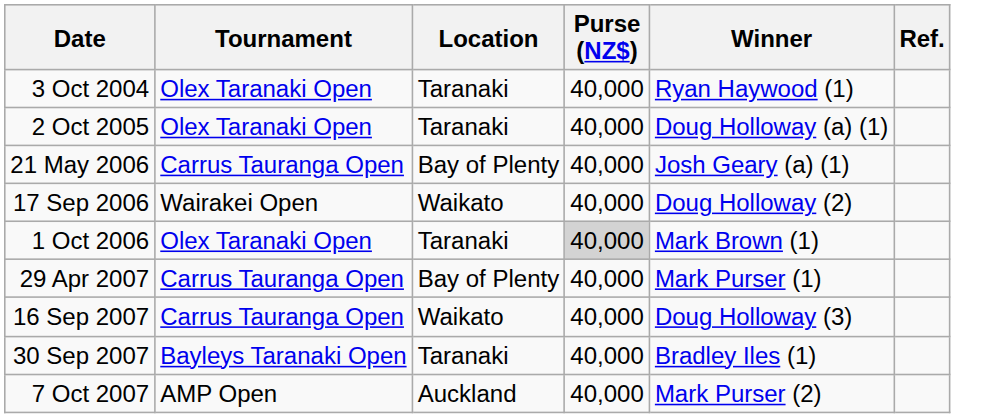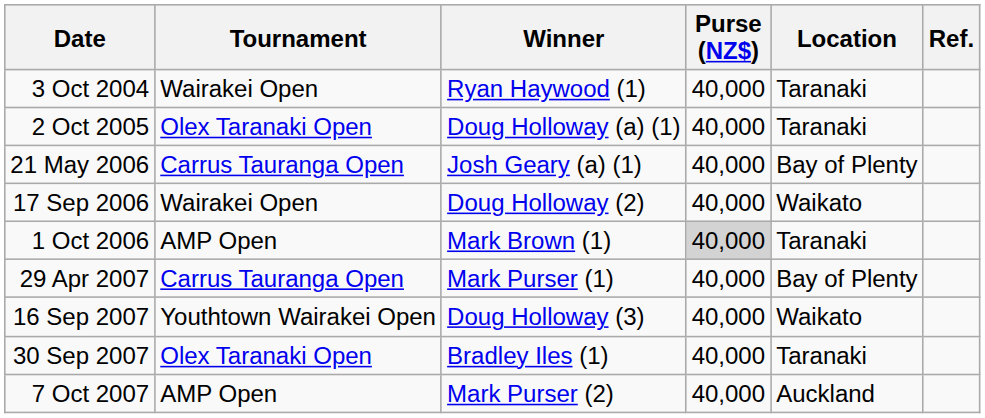columns swapped: (488, 37) <-> (772, 37)
(266, 89) Olex Taranaki Open -> (239, 89) Wairakei Open
(266, 241) Olex Taranaki Open -> (219, 241) AMP Open
(282, 317) Carrus Tauranga Open -> (298, 317) Youthtown Wairakei Open
(283, 355) Bayleys Taranaki Open -> (266, 355) Olex Taranaki Open
